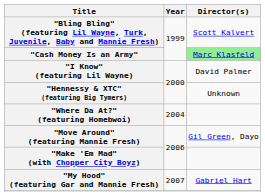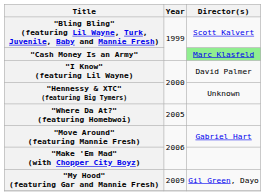(175, 115) 2004 -> (175, 115) 2005
(224, 136) Gil Green, Dayo -> (224, 136) Gabriel Hart
(175, 180) 2007 -> (175, 180) 2009
(224, 180) Gabriel Hart -> (224, 180) Gil Green, Dayo
